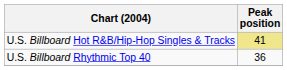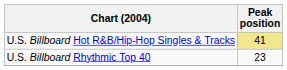(260, 57) 36 -> (260, 57) 23
